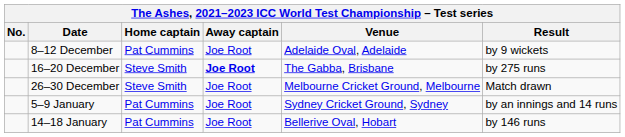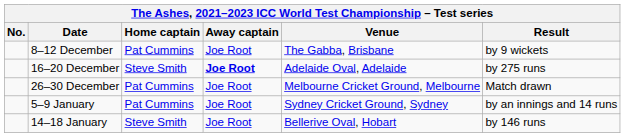(345, 50) Adelaide Oval, Adelaide -> (339, 50) The Gabba, Brisbane
(339, 68) The Gabba, Brisbane -> (345, 68) Adelaide Oval, Adelaide
(156, 86) Steve Smith -> (159, 86) Pat Cummins
(159, 123) Pat Cummins -> (156, 123) Steve Smith
